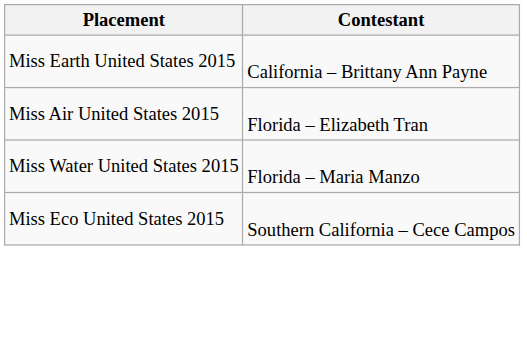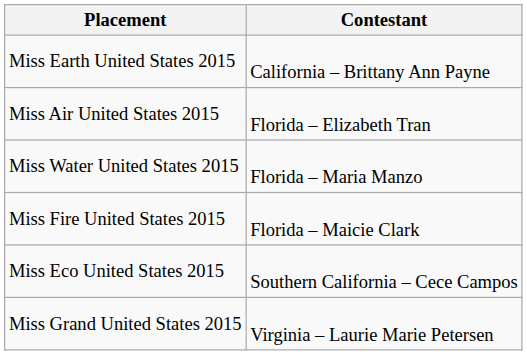+ row: (117, 219)
+ row: (125, 324)
